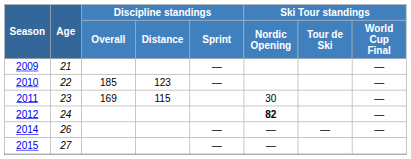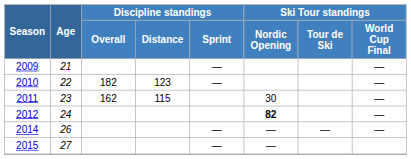(108, 83) 185 -> (108, 83) 182
(108, 98) 169 -> (108, 98) 162
